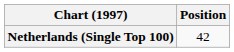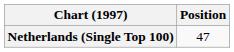(203, 36) 42 -> (203, 36) 47
